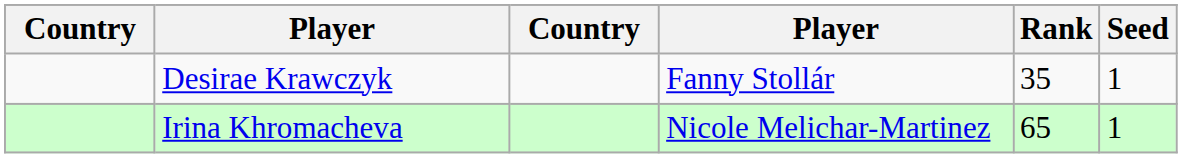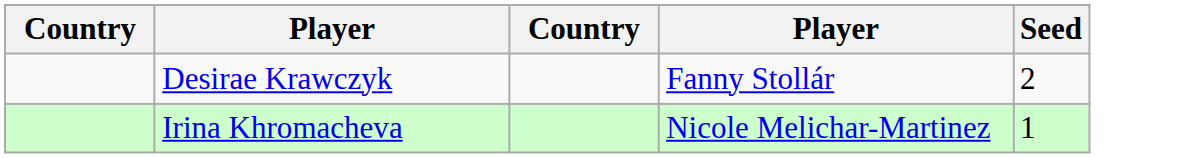- column: (1056, 29)
(1114, 78) 1 -> (1028, 78) 2
